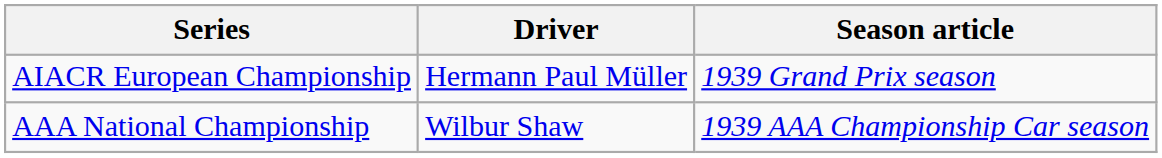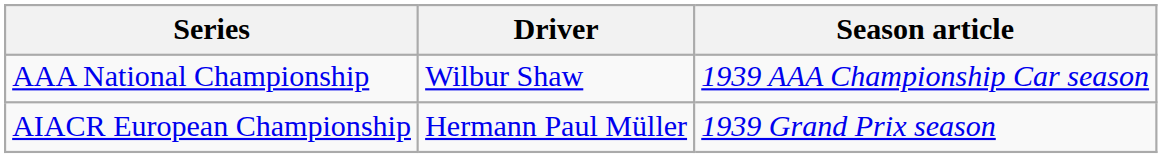rows swapped: (212, 77) <-> (191, 126)
